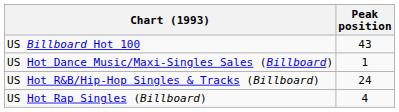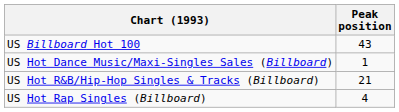(365, 80) 24 -> (365, 80) 21
